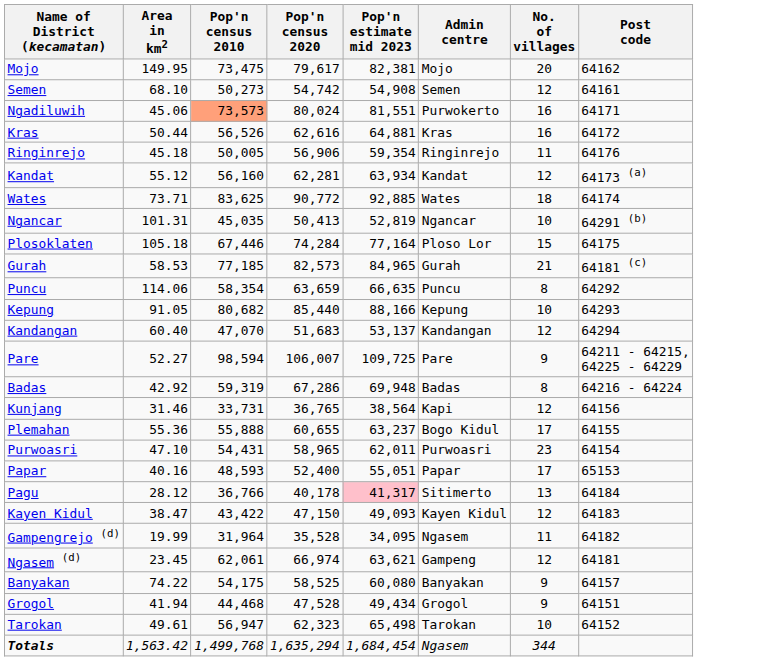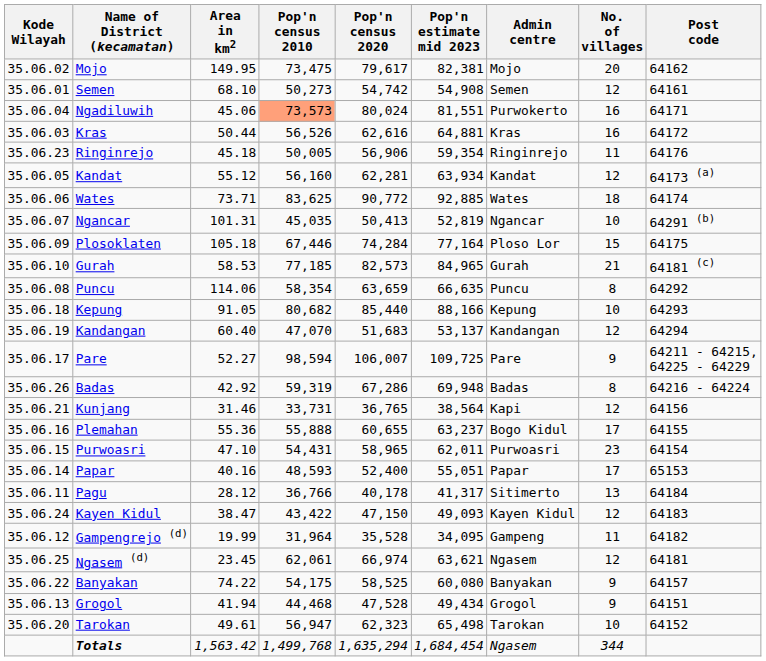+ column: (39, 31)
(392, 492) pink background -> (461, 492) no background
(445, 536) Ngasem -> (517, 536) Gampeng
(449, 560) Gampeng -> (513, 560) Ngasem
